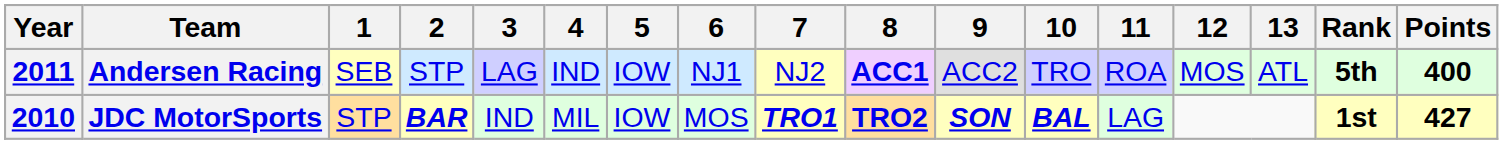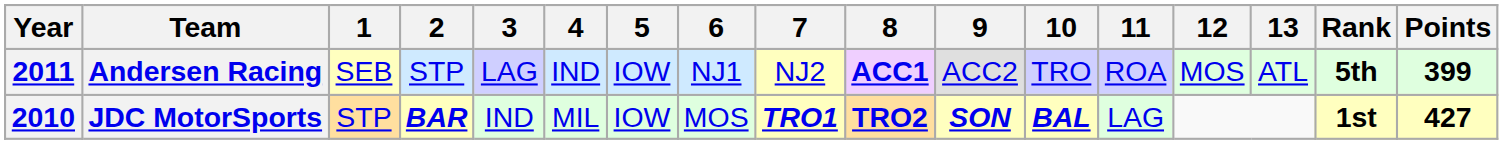(1448, 72) 400 -> (1448, 72) 399
